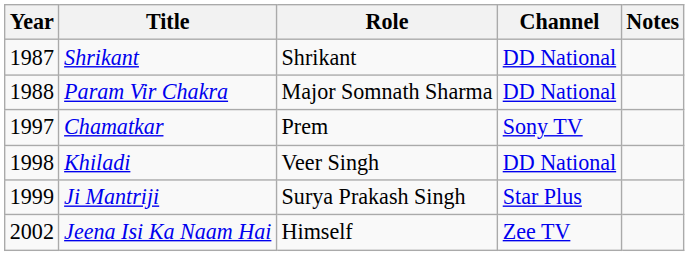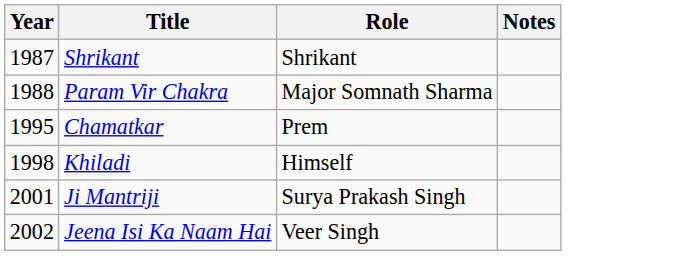- column: (559, 22)
(32, 127) 1997 -> (32, 127) 1995
(330, 162) Veer Singh -> (317, 162) Himself
(32, 197) 1999 -> (32, 197) 2001
(317, 232) Himself -> (330, 232) Veer Singh
